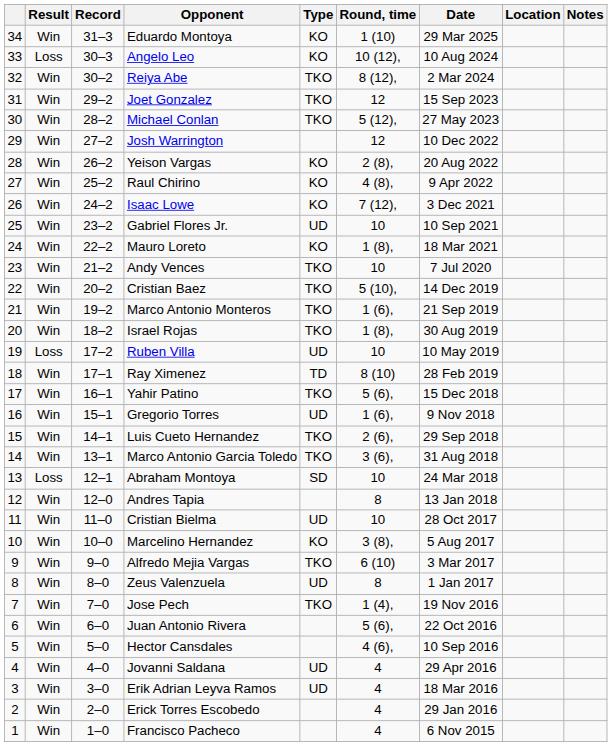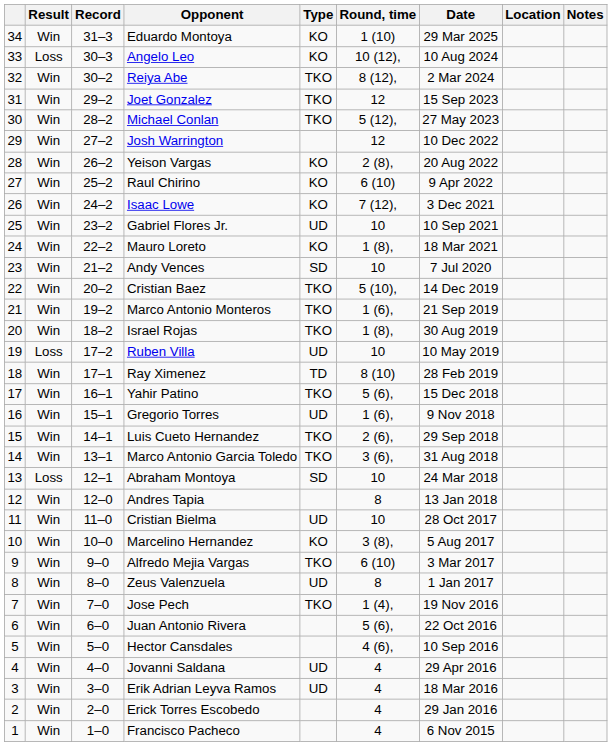(378, 183) 4 (8), -> (378, 183) 6 (10)
(318, 267) TKO -> (318, 267) SD
